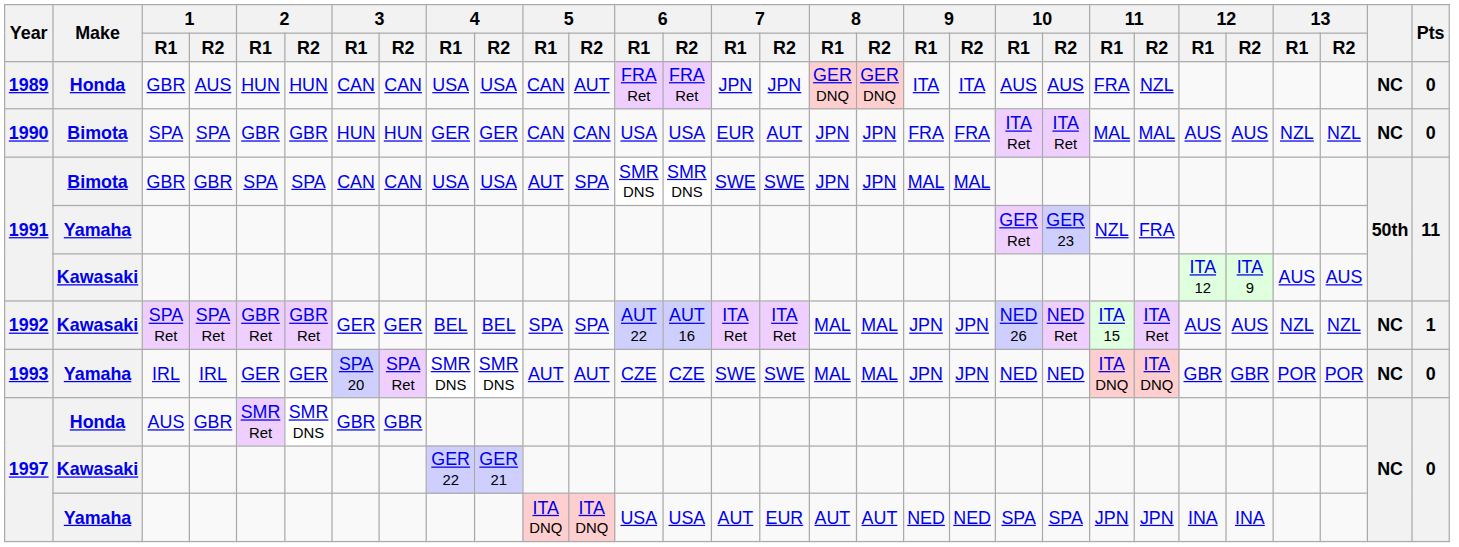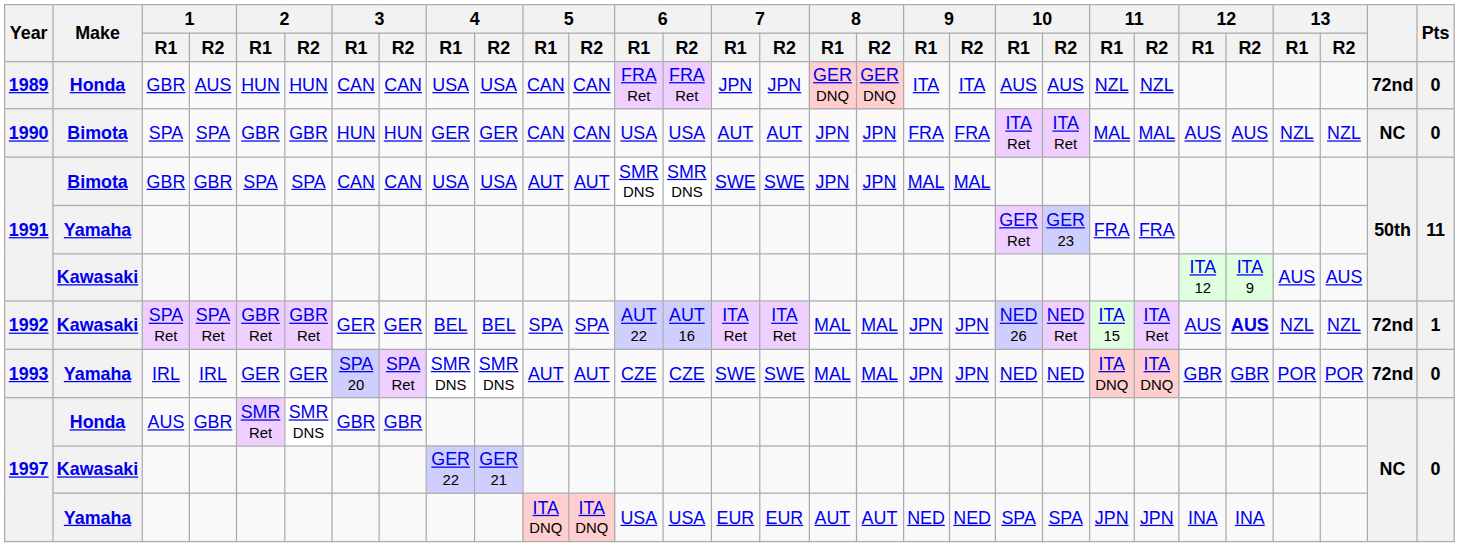(592, 85) AUT -> (592, 85) CAN
(1112, 85) FRA -> (1112, 85) NZL
(1390, 85) NC -> (1393, 85) 72nd
(735, 134) EUR -> (735, 134) AUT
(592, 182) SPA -> (592, 182) AUT
(1112, 230) NZL -> (1112, 230) FRA
(1250, 326) normal -> (1250, 326) bold
(1390, 326) NC -> (1393, 326) 72nd
(1390, 374) NC -> (1393, 374) 72nd
(735, 518) AUT -> (735, 518) EUR
